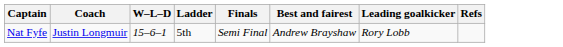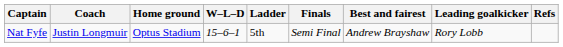+ column: (167, 14)
